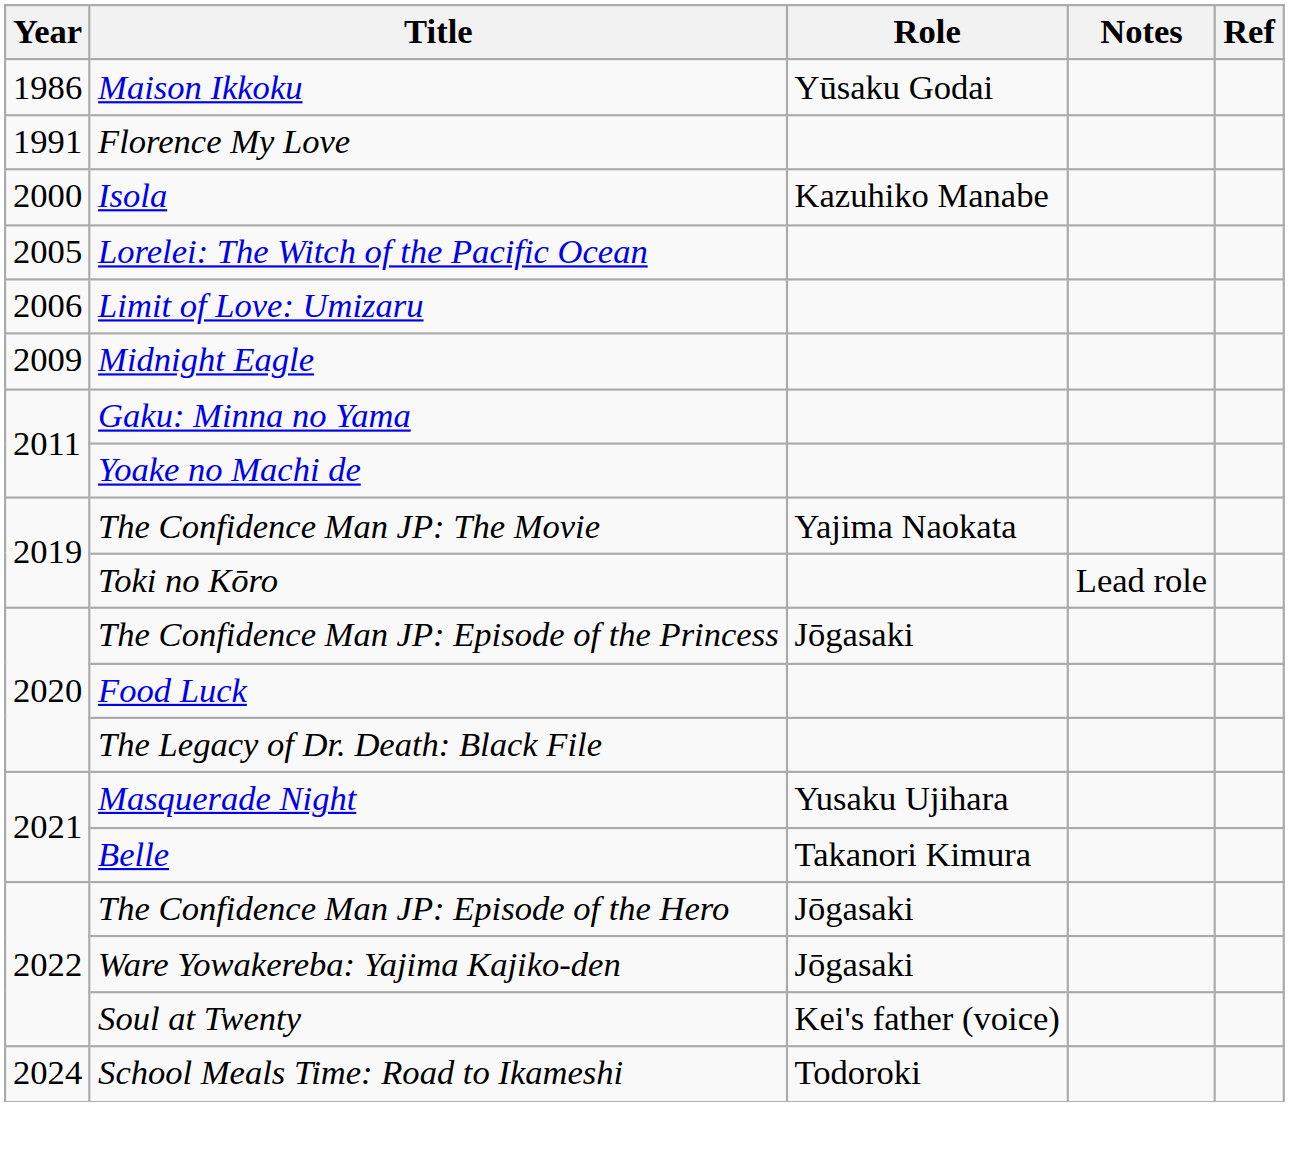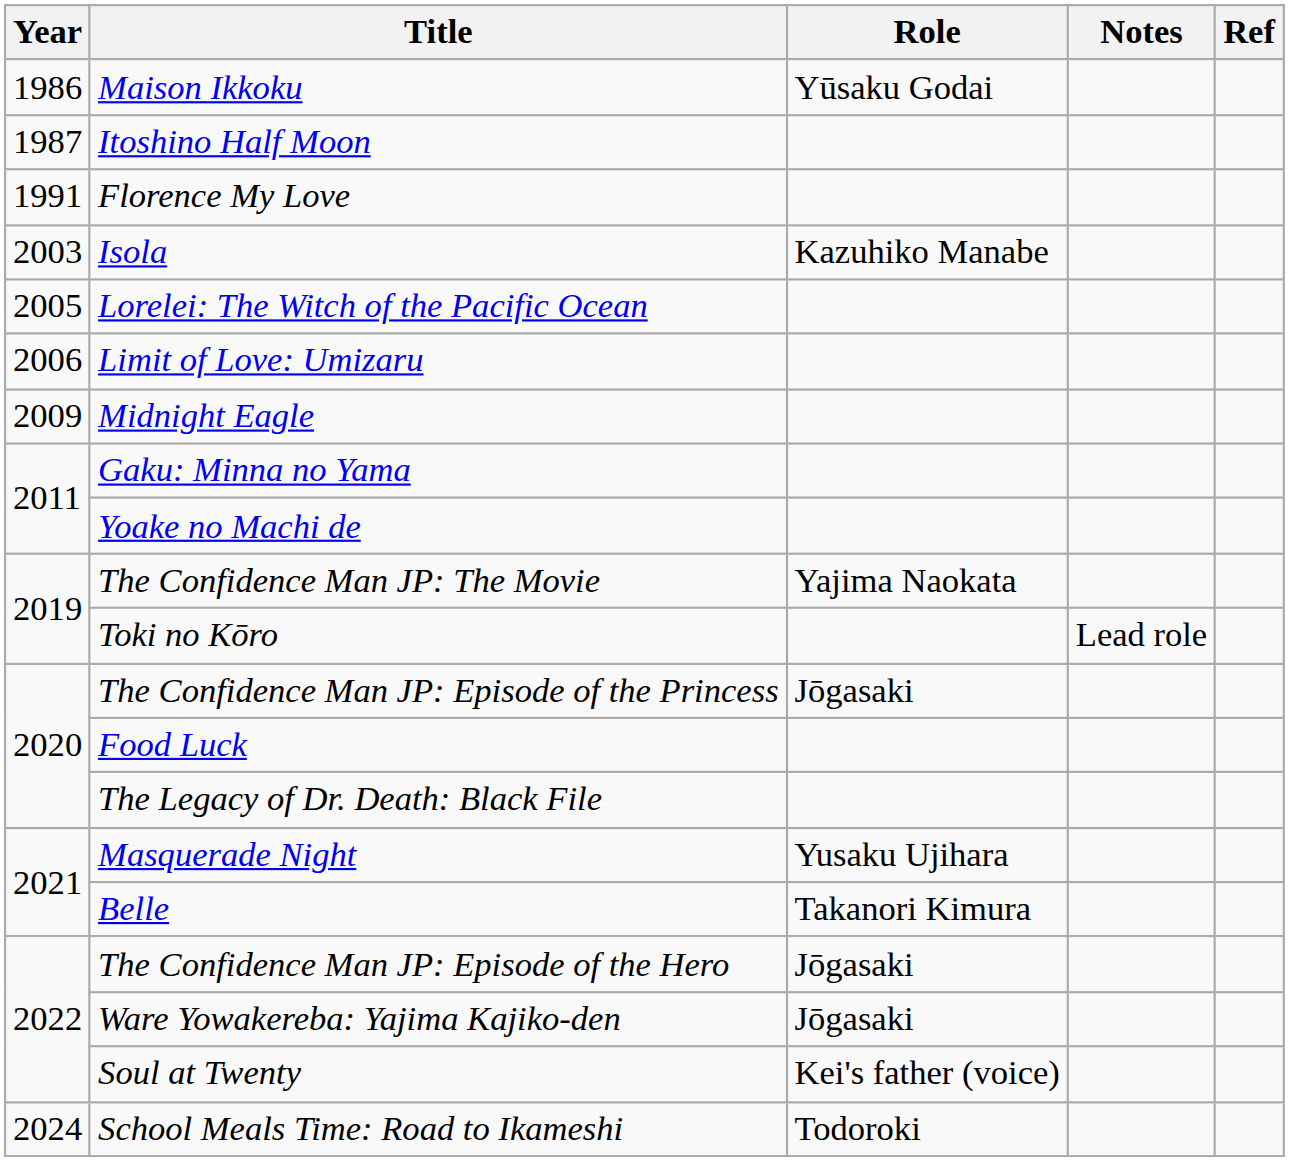+ row: (234, 141)
(48, 196) 2000 -> (48, 251) 2003
